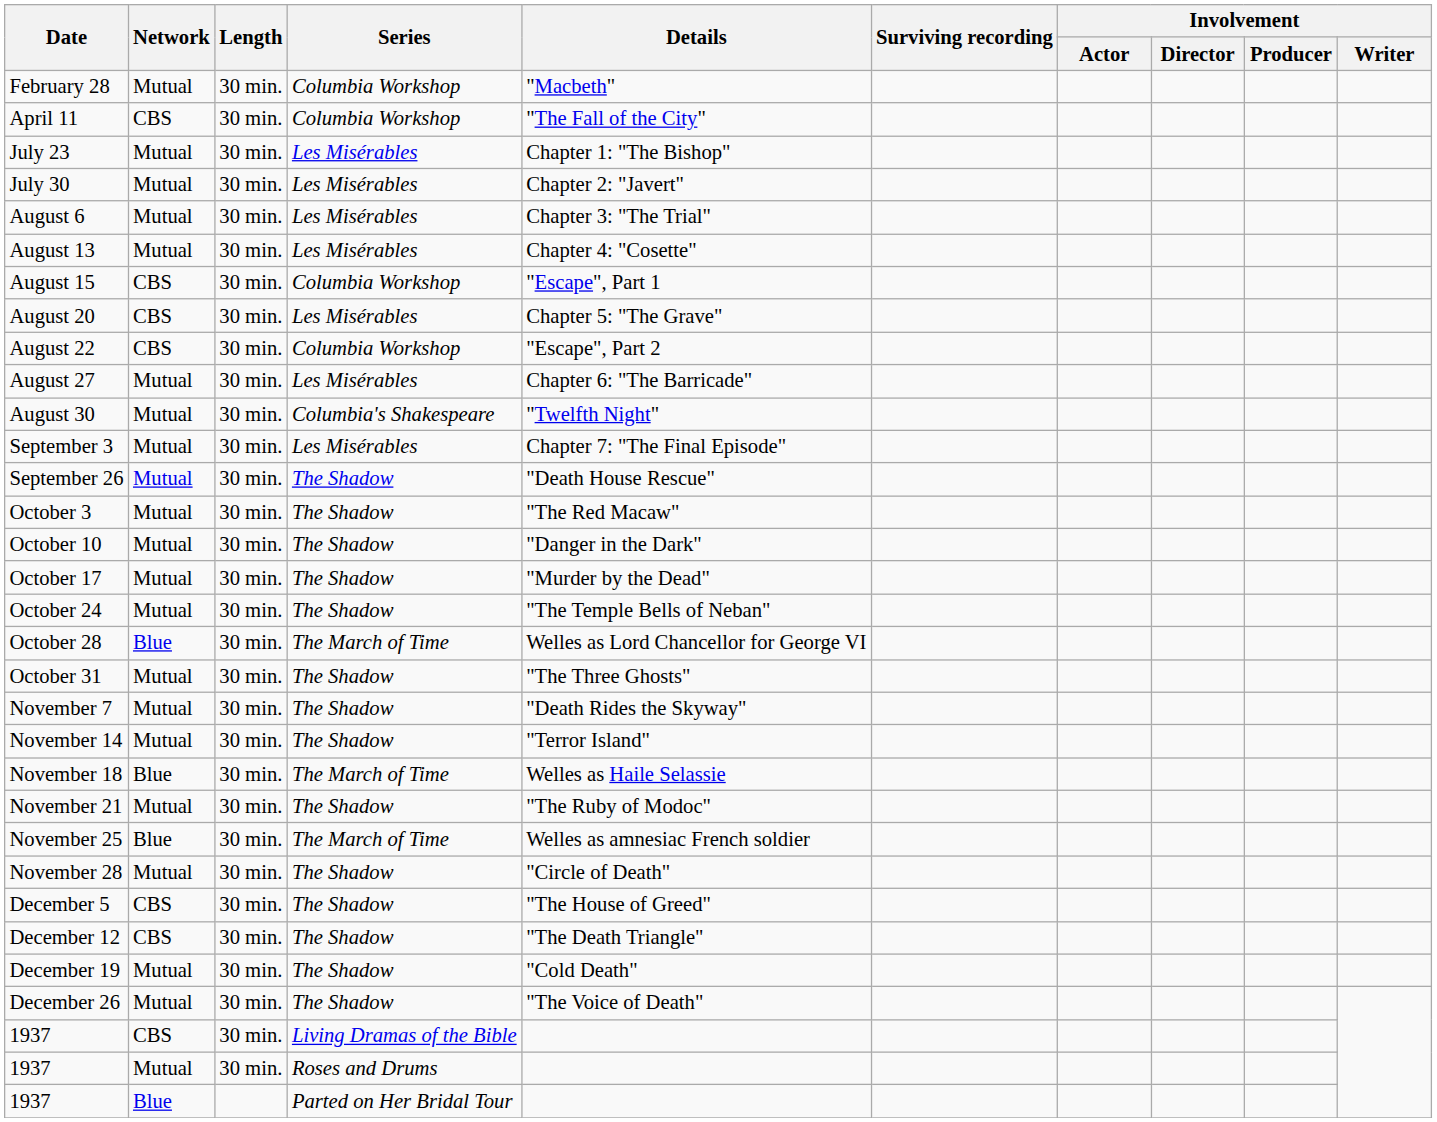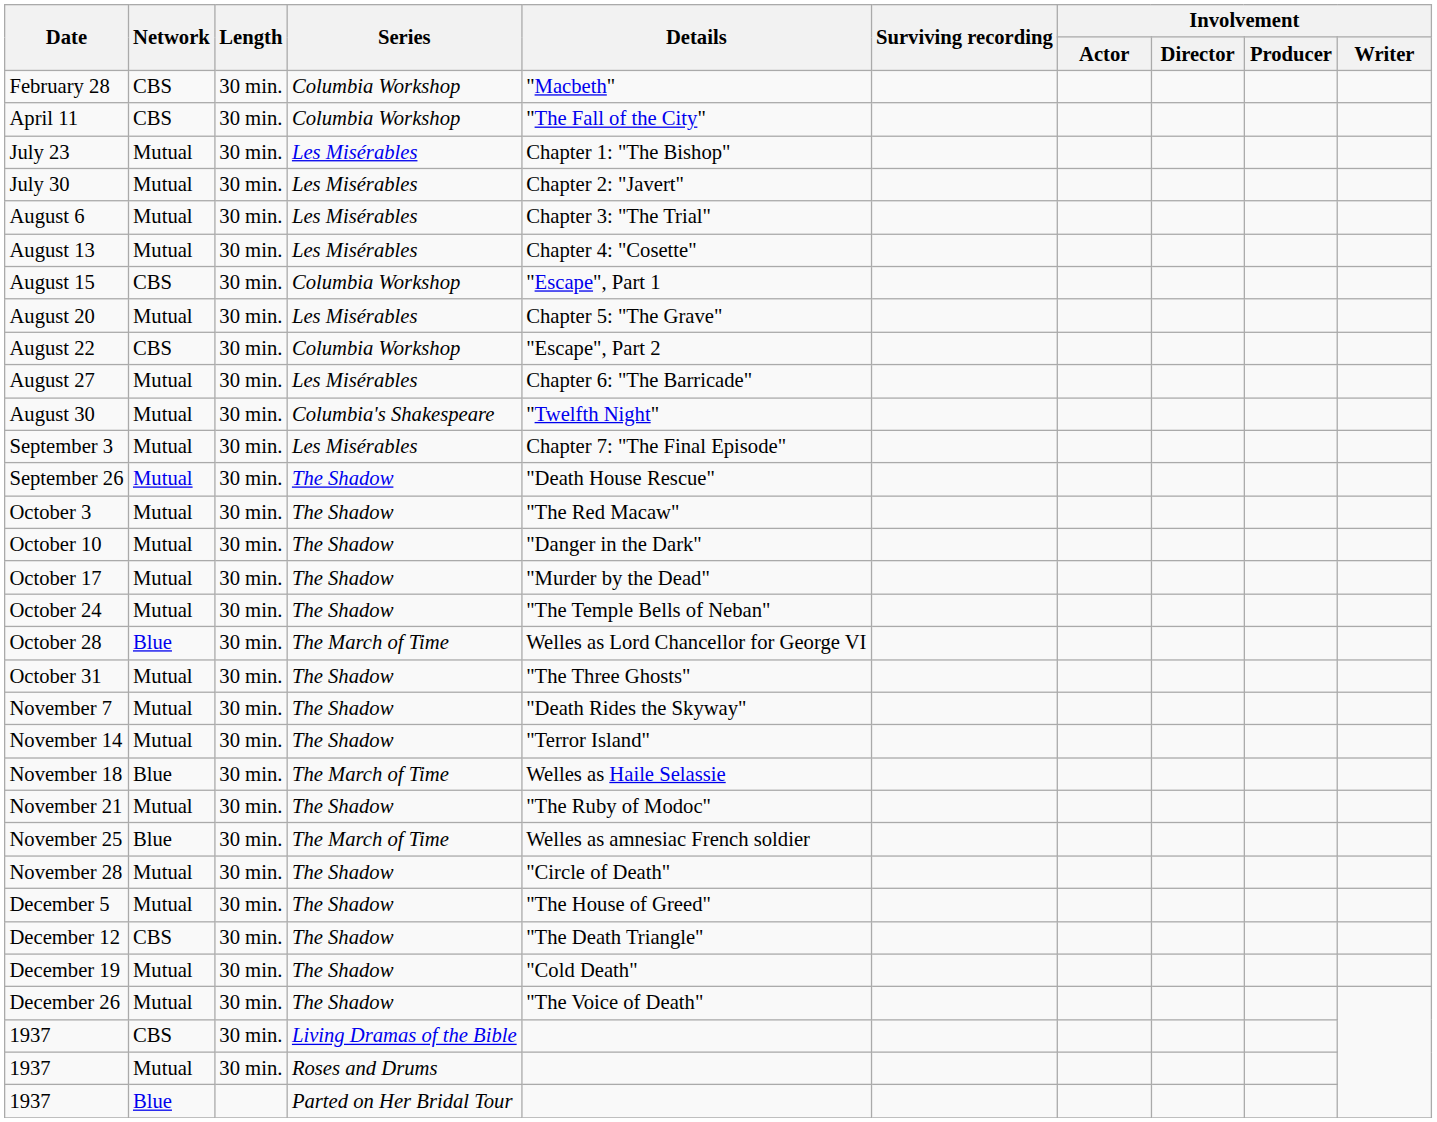(163, 86) Mutual -> (152, 86) CBS
(152, 315) CBS -> (163, 315) Mutual
(152, 904) CBS -> (163, 904) Mutual
